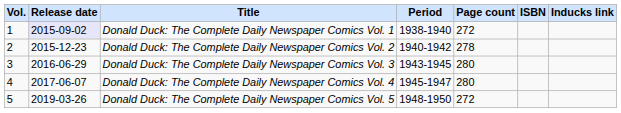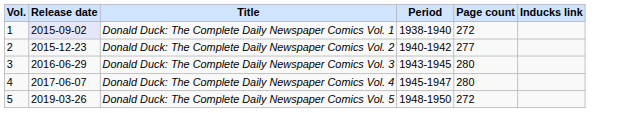- column: (533, 13)
(465, 47) 278 -> (465, 47) 277
